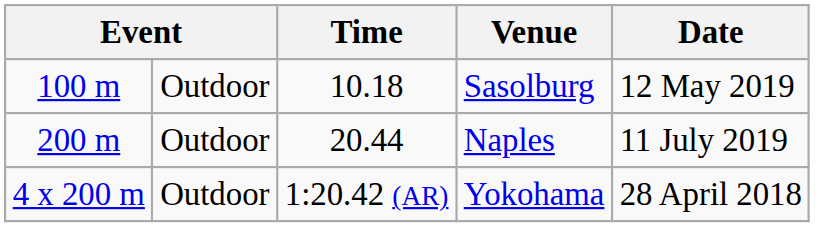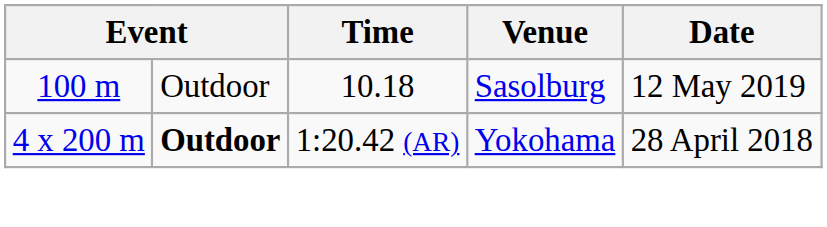- row: (509, 140)
(215, 194) normal -> (220, 140) bold
